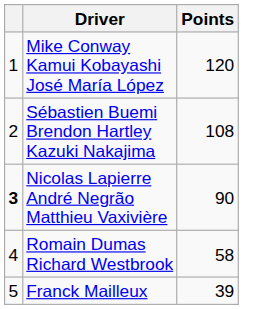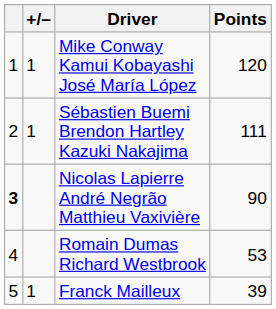+ column: (39, 18)
(220, 131) 108 -> (254, 131) 111
(225, 254) 58 -> (257, 254) 53
